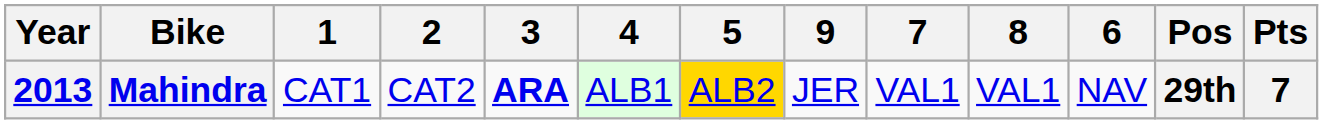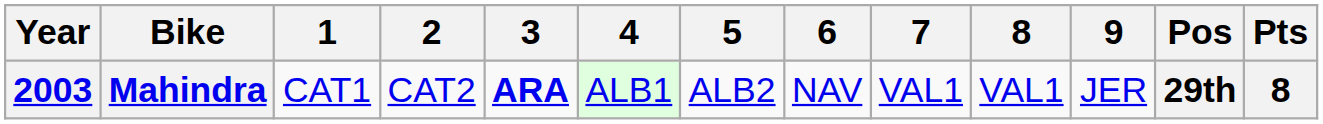columns swapped: (1112, 32) <-> (825, 32)
(53, 88) 2013 -> (53, 88) 2003
(732, 88) gold background -> (732, 88) no background
(1281, 88) 7 -> (1281, 88) 8
